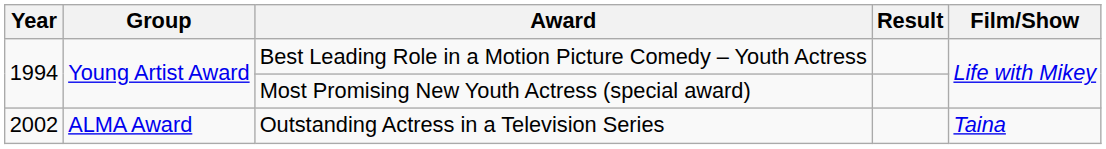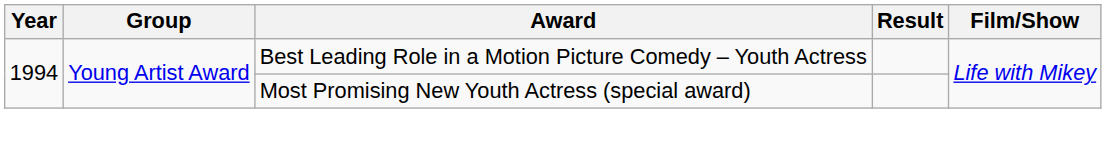- row: (462, 125)
